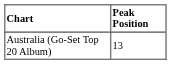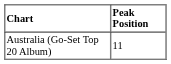(118, 45) 13 -> (118, 45) 11
